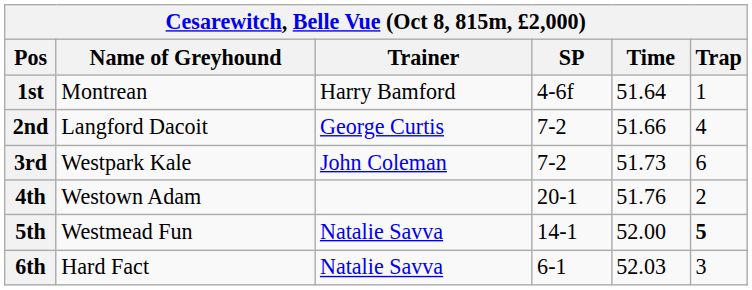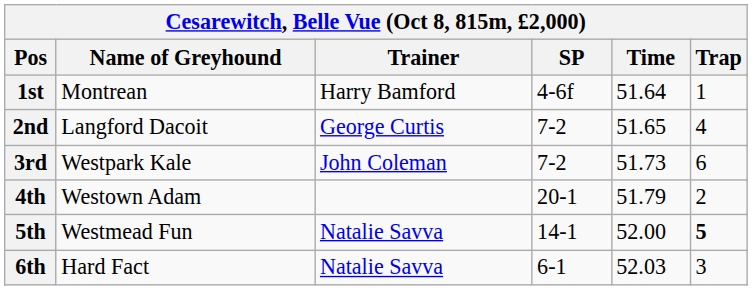(641, 127) 51.66 -> (641, 127) 51.65
(641, 197) 51.76 -> (641, 197) 51.79
